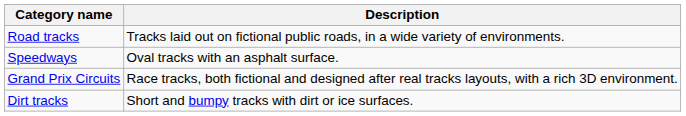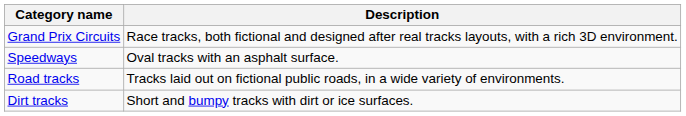rows swapped: (43, 36) <-> (64, 79)
